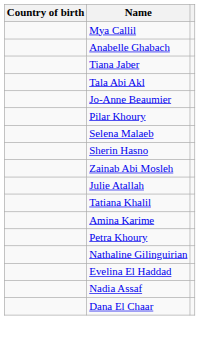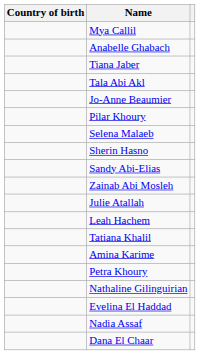+ row: (125, 168)
+ row: (120, 220)
